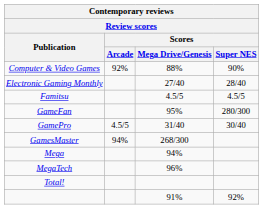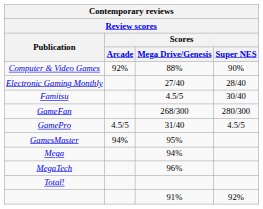(236, 97) 4.5/5 -> (236, 97) 30/40
(174, 111) 95% -> (174, 111) 268/300
(236, 125) 30/40 -> (236, 125) 4.5/5
(174, 139) 268/300 -> (174, 139) 95%
